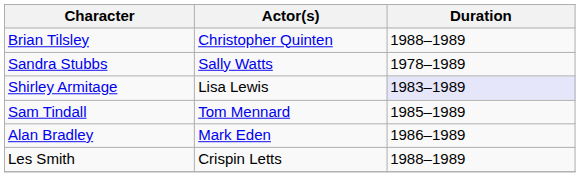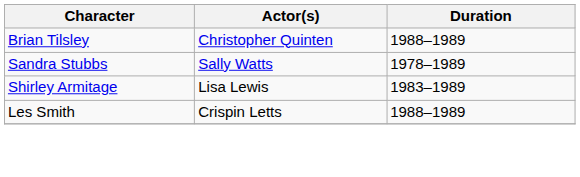(428, 87) lavender background -> (428, 87) no background
- row: (47, 111)
- row: (51, 135)
